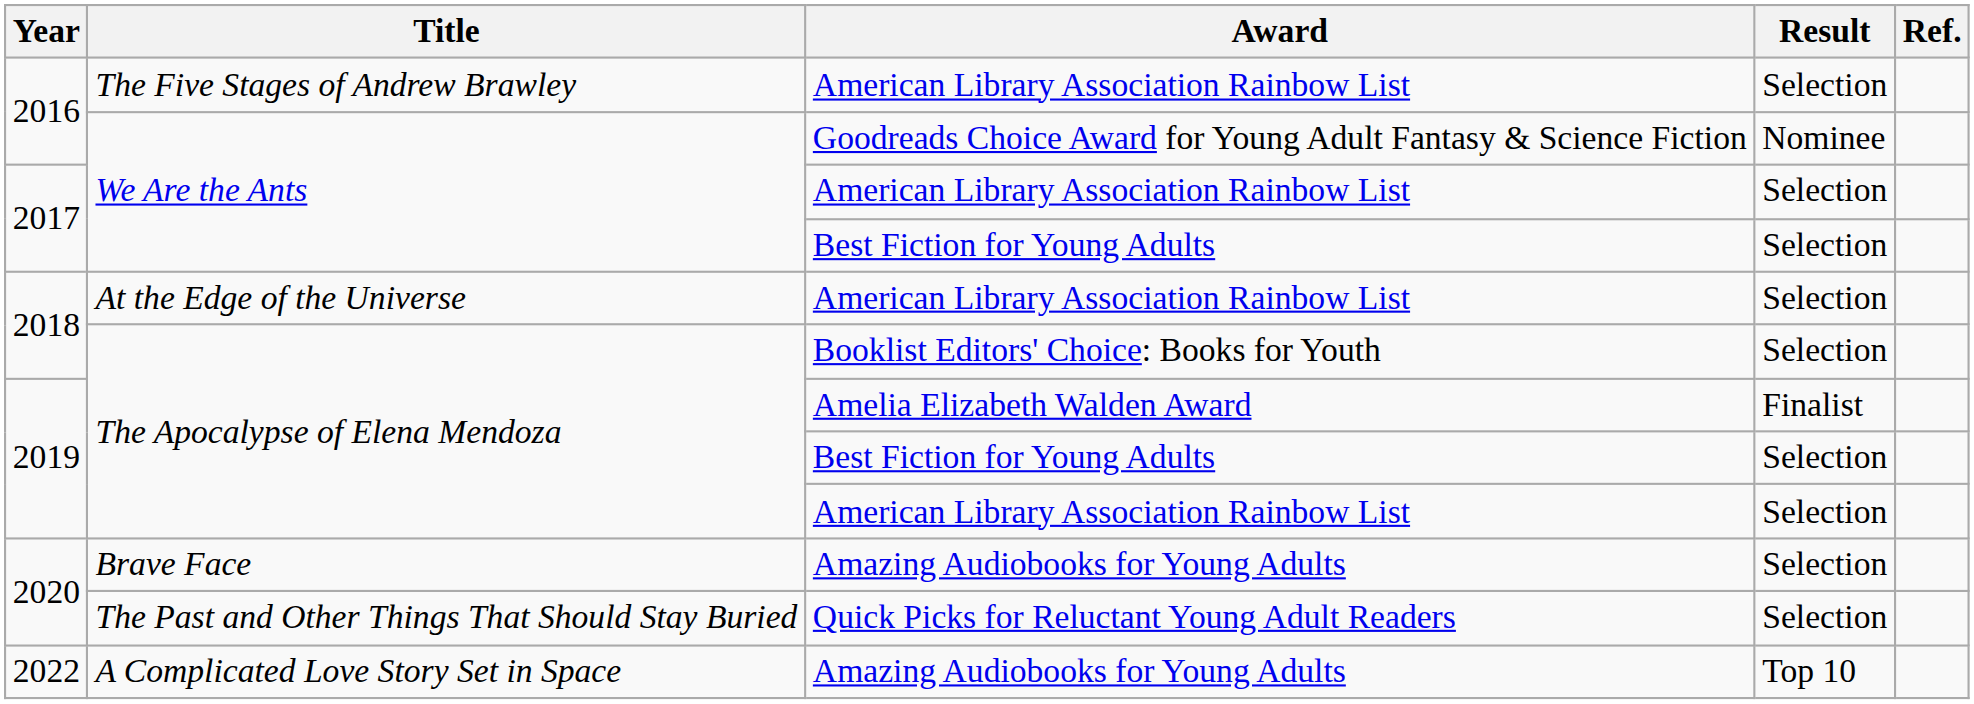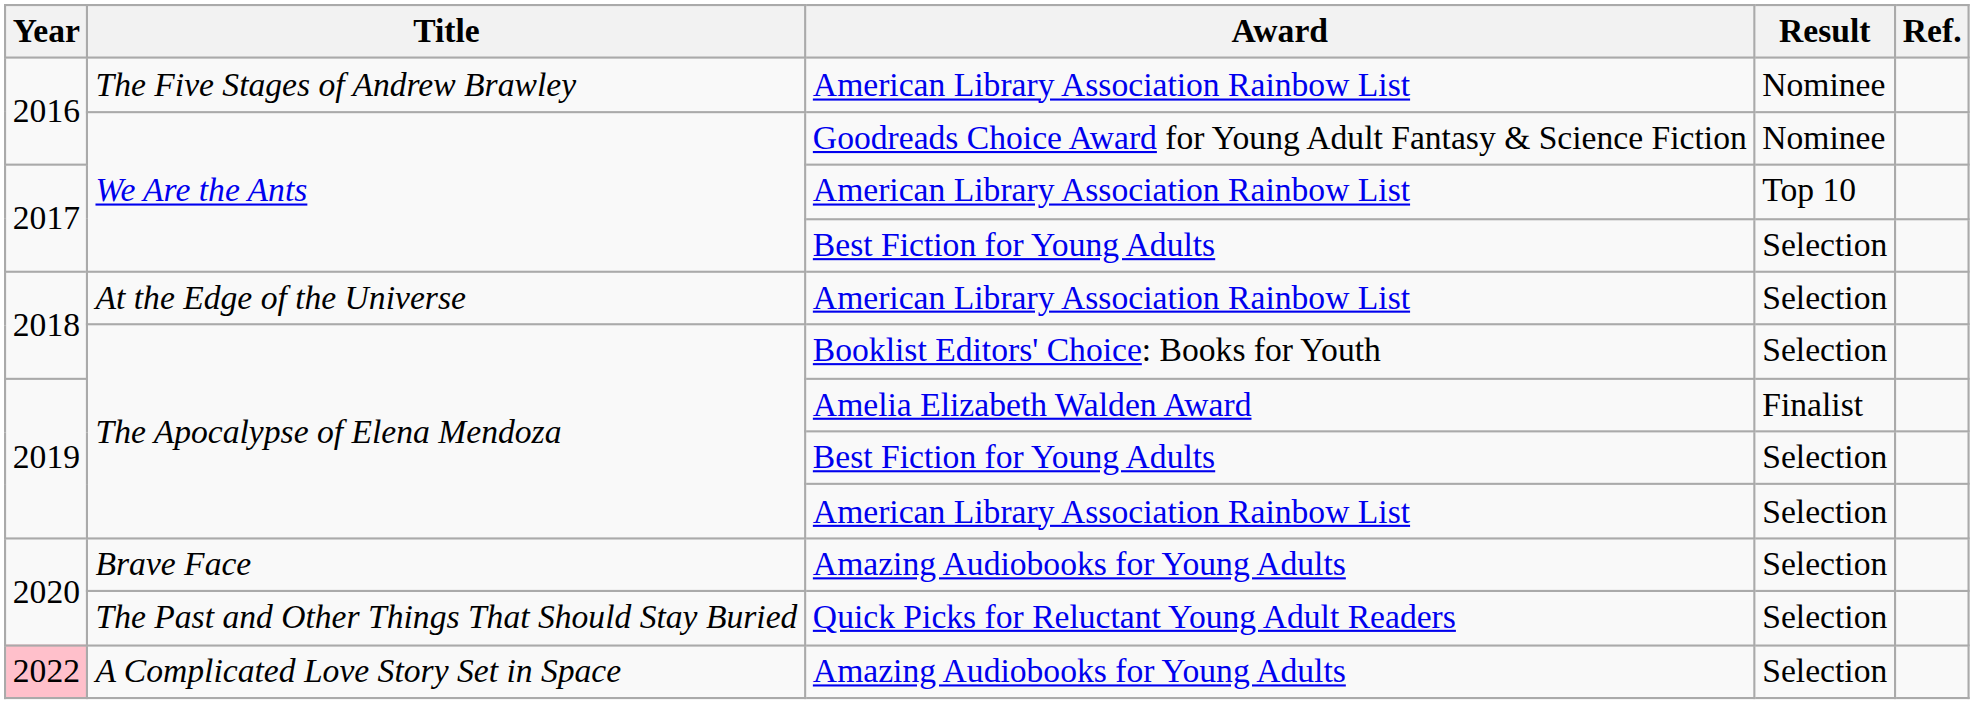(1825, 84) Selection -> (1824, 84) Nominee
(1825, 191) Selection -> (1809, 191) Top 10
(46, 670) no background -> (46, 670) pink background
(1809, 670) Top 10 -> (1825, 670) Selection
